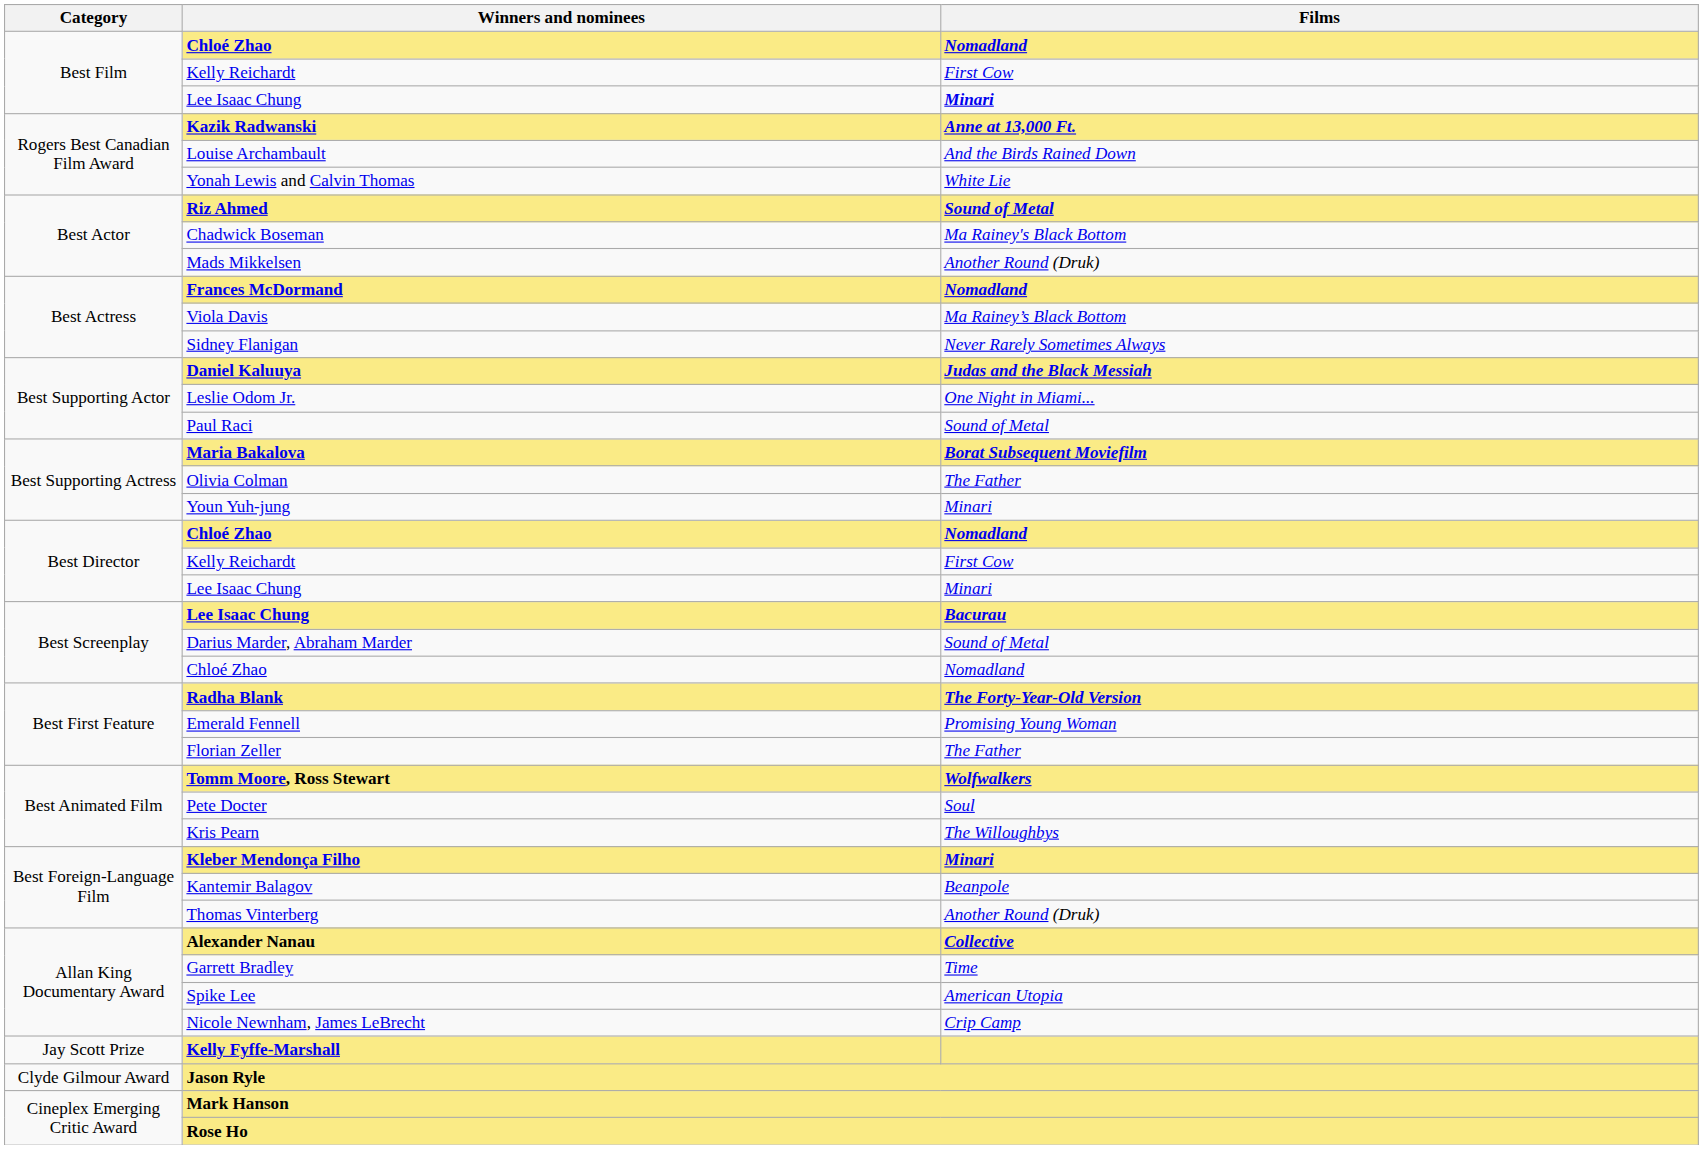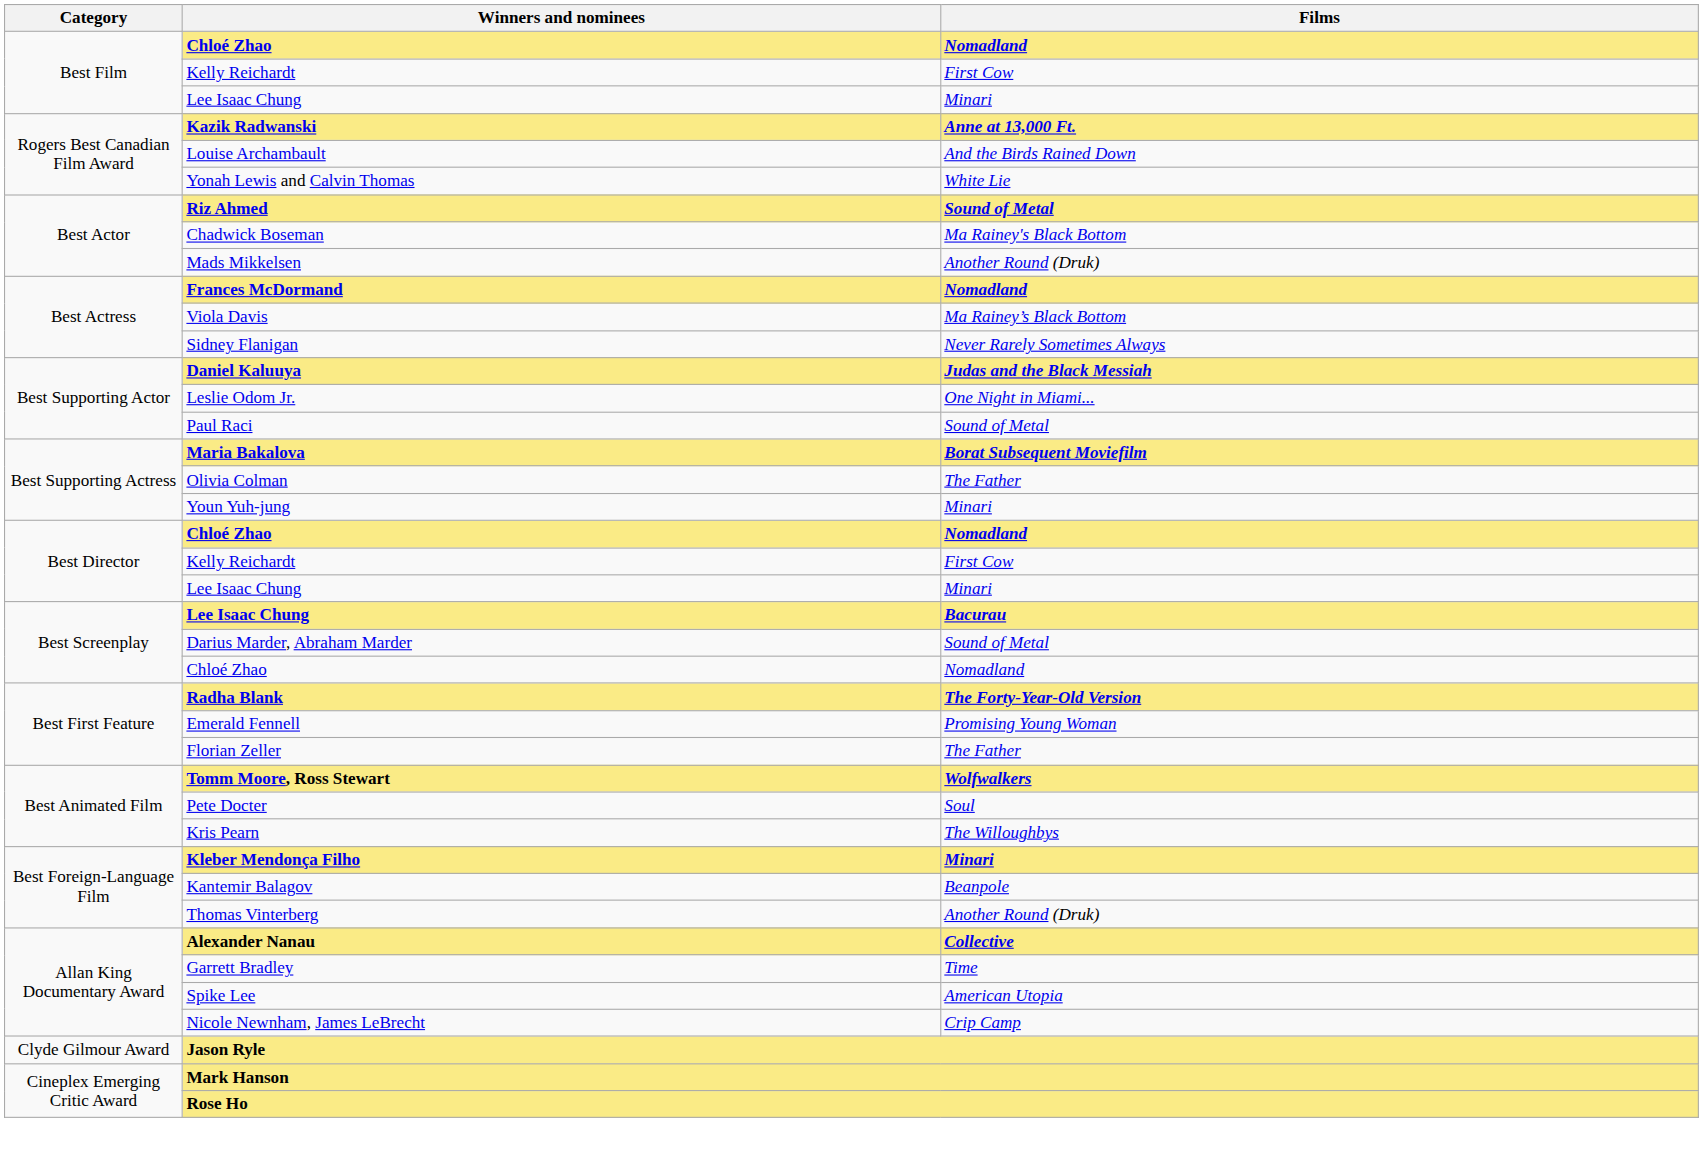(969, 99) bold -> (968, 99) normal
- row: (93, 1049)
